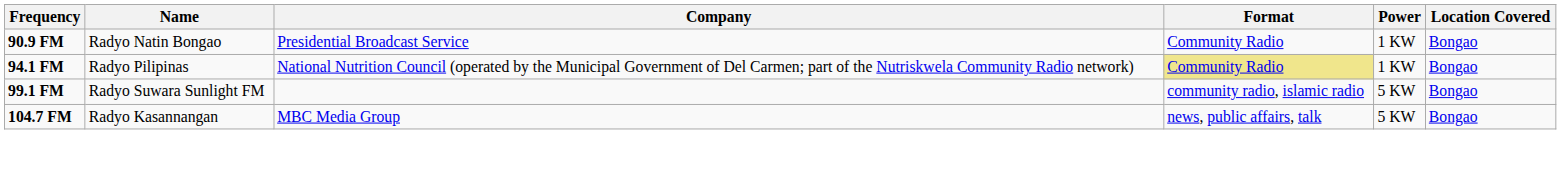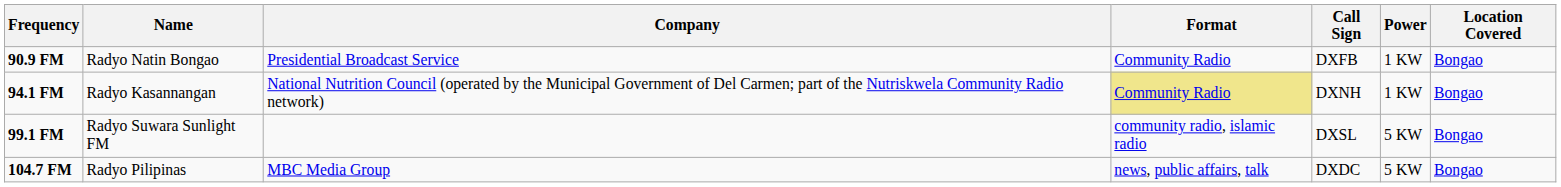+ column: (1346, 25)
(139, 66) Radyo Pilipinas -> (151, 93) Radyo Kasannangan
(154, 116) Radyo Kasannangan -> (136, 169) Radyo Pilipinas
